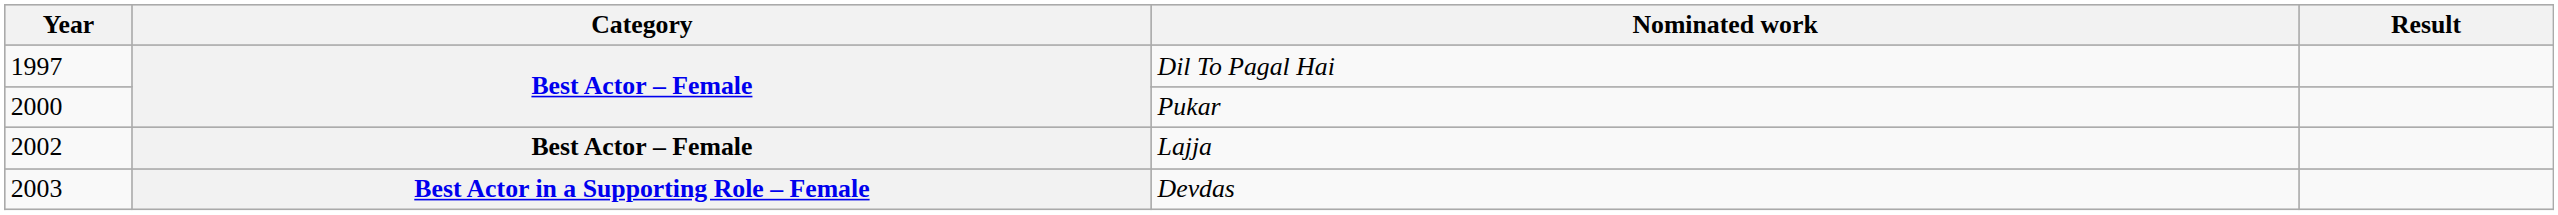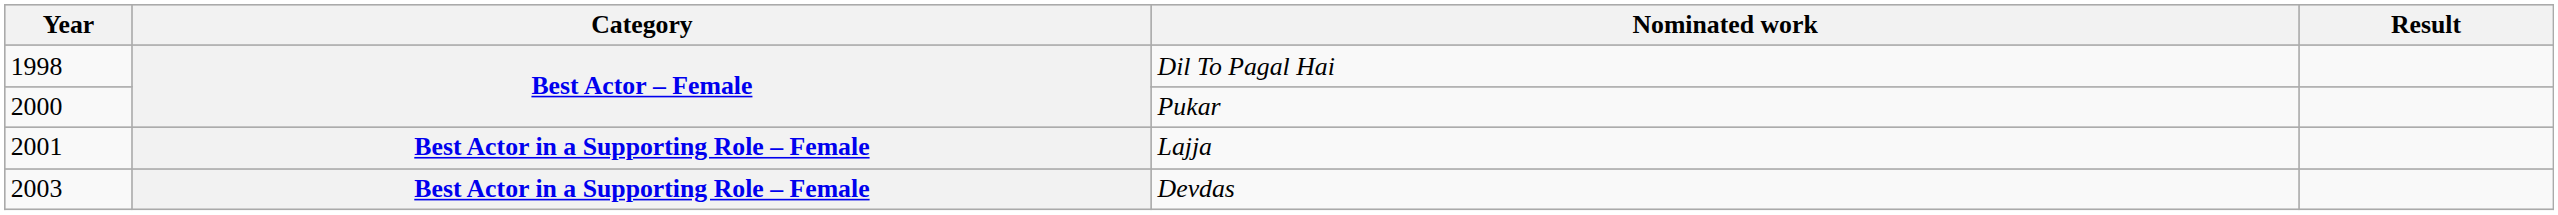(37, 65) 1997 -> (37, 65) 1998
(37, 147) 2002 -> (37, 147) 2001
(642, 147) Best Actor – Female -> (642, 147) Best Actor in a Supporting Role – Female
